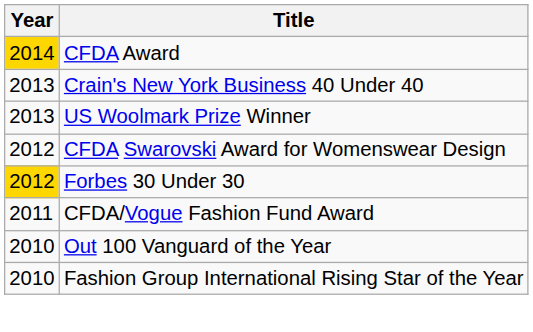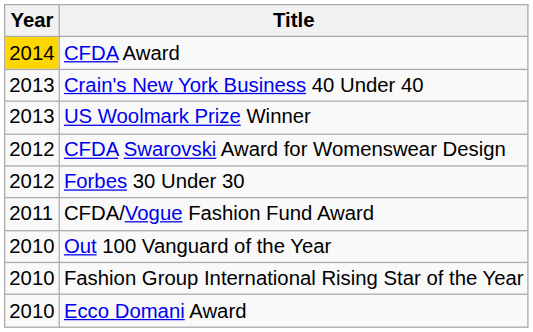(32, 181) gold background -> (32, 181) no background
+ row: (155, 310)
